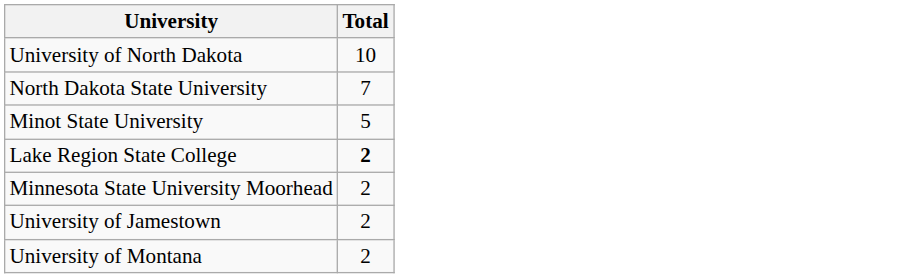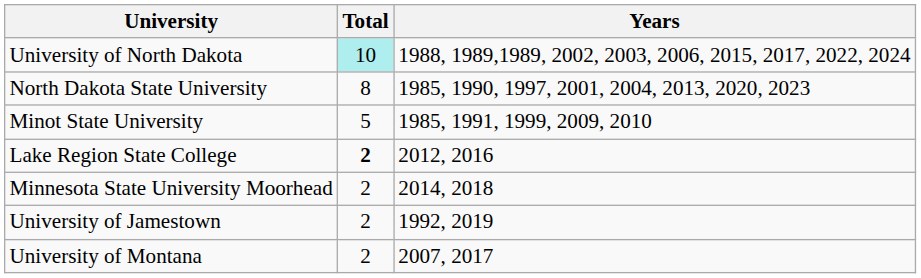+ column: (654, 21)
(366, 54) no background -> (366, 54) paleturquoise background
(366, 88) 7 -> (366, 88) 8
